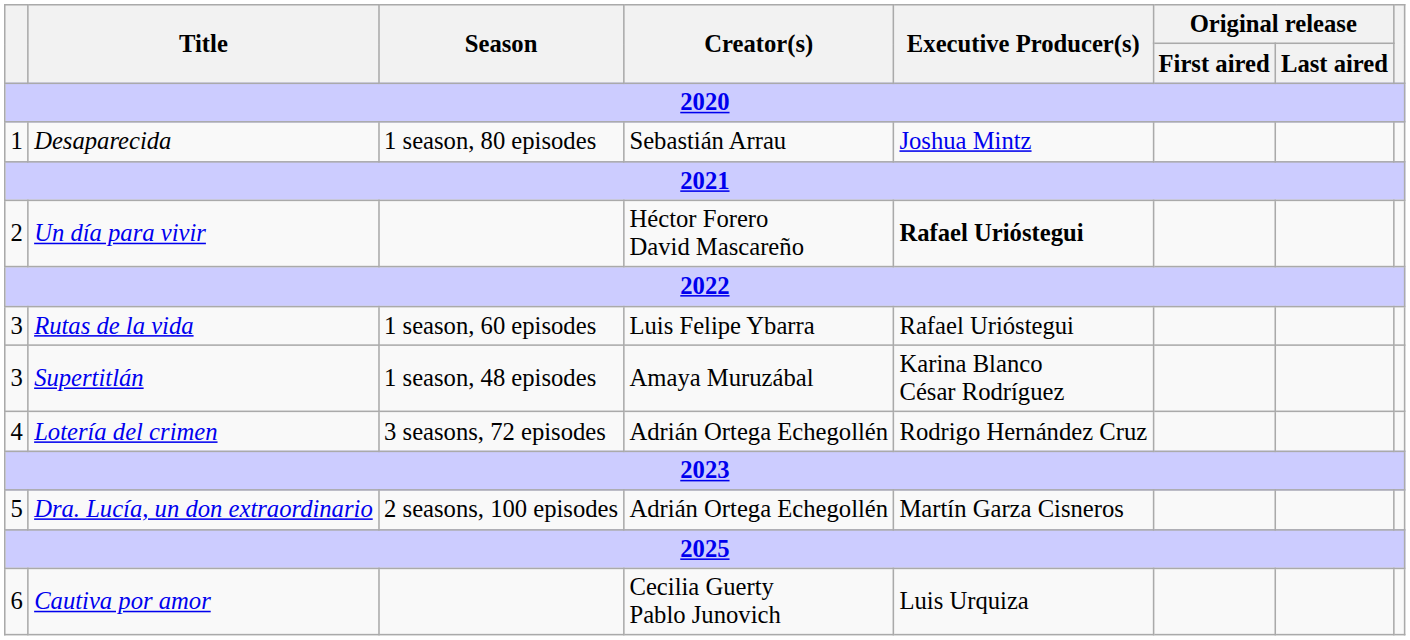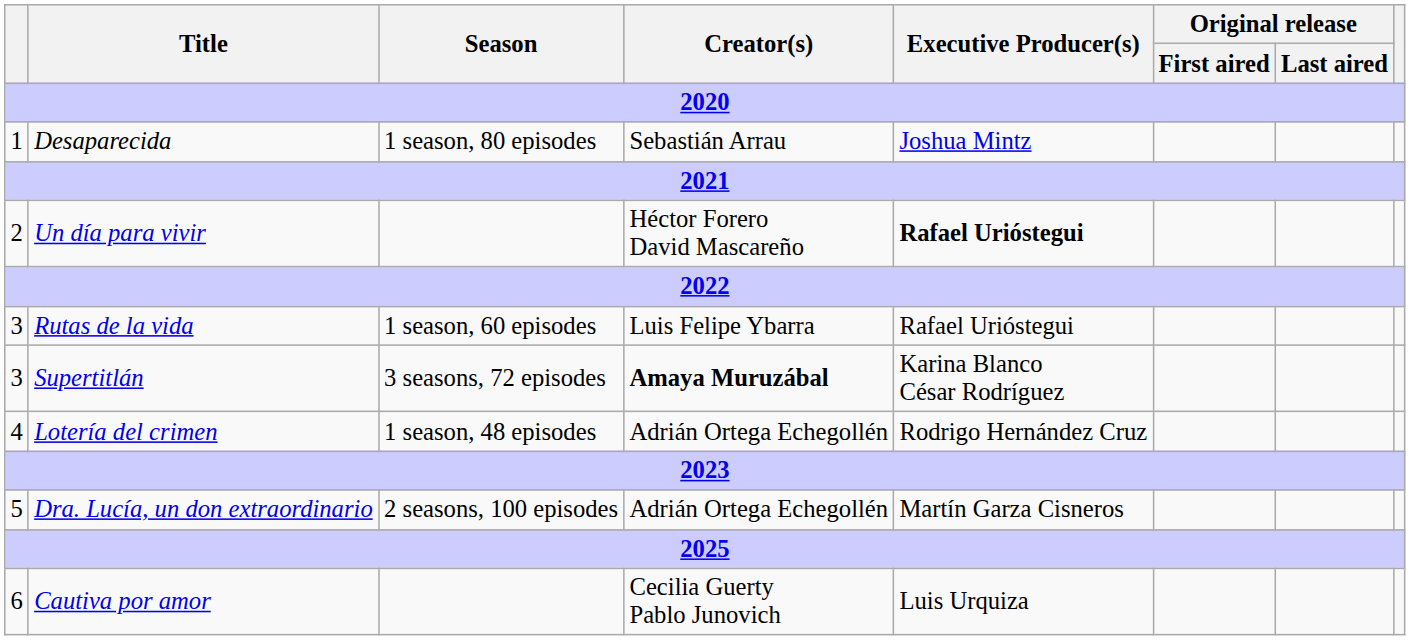(490, 378) 1 season, 48 episodes -> (495, 378) 3 seasons, 72 episodes
(722, 378) normal -> (729, 378) bold
(495, 431) 3 seasons, 72 episodes -> (490, 431) 1 season, 48 episodes
